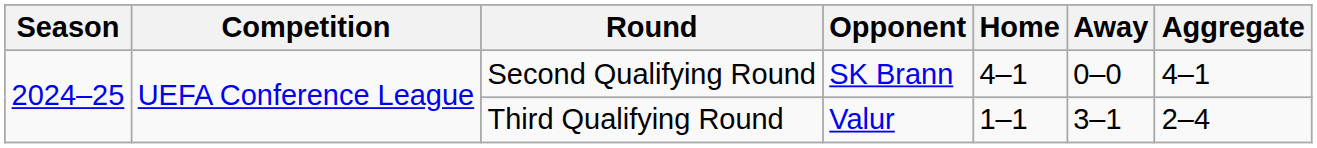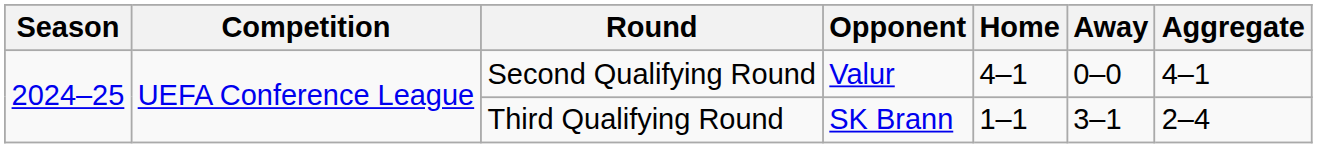(891, 73) SK Brann -> (862, 73) Valur
(862, 119) Valur -> (891, 119) SK Brann
